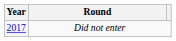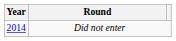(16, 28) 2017 -> (16, 28) 2014
